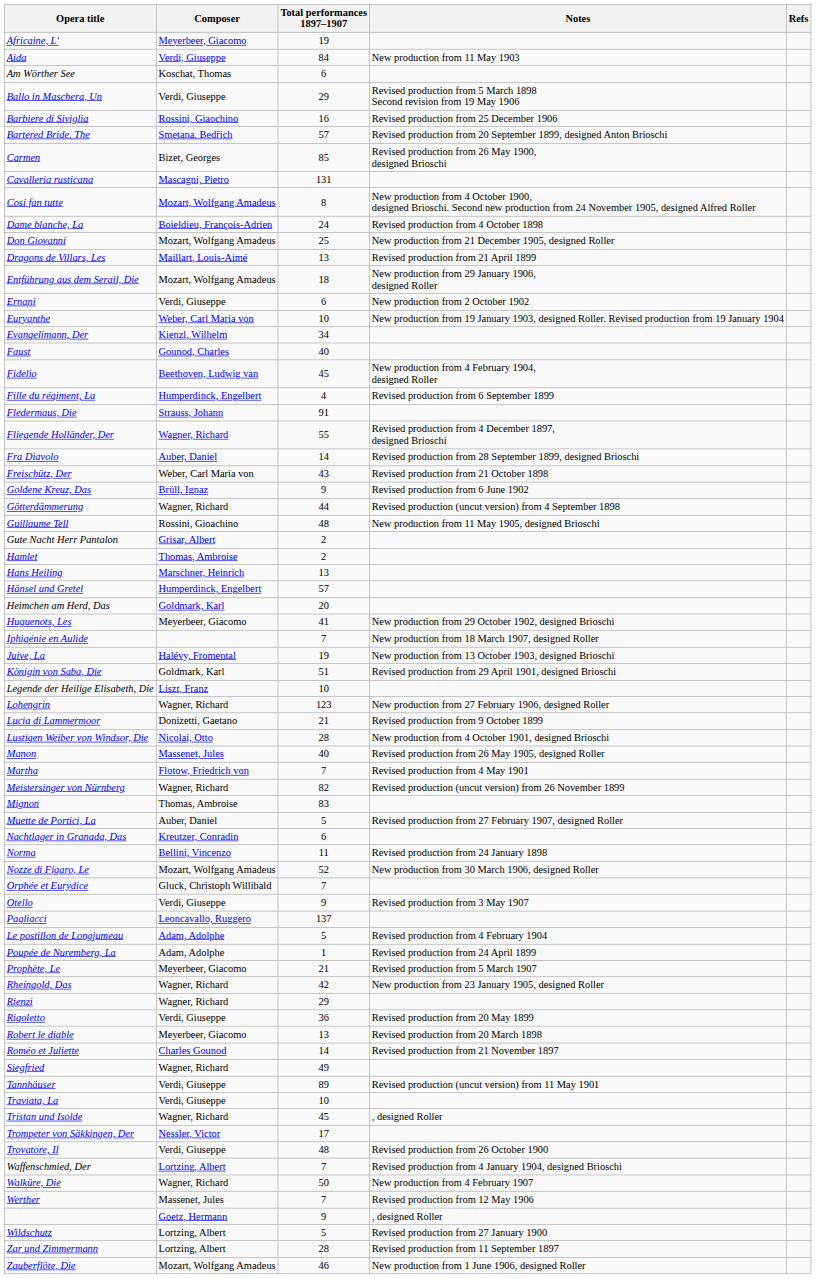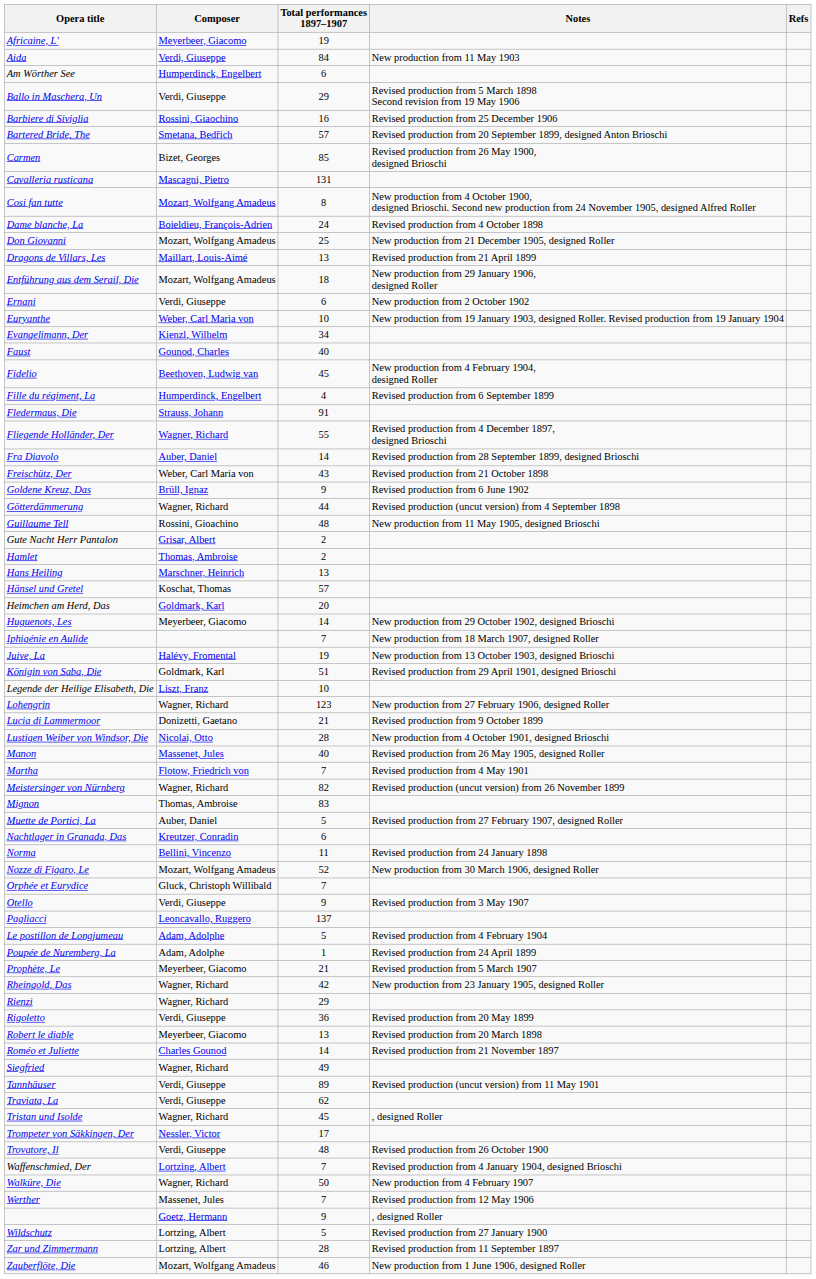(195, 73) Koschat, Thomas -> (210, 73) Humperdinck, Engelbert
(210, 589) Humperdinck, Engelbert -> (195, 589) Koschat, Thomas
(324, 622) 41 -> (324, 622) 14
(324, 1100) 10 -> (324, 1100) 62
